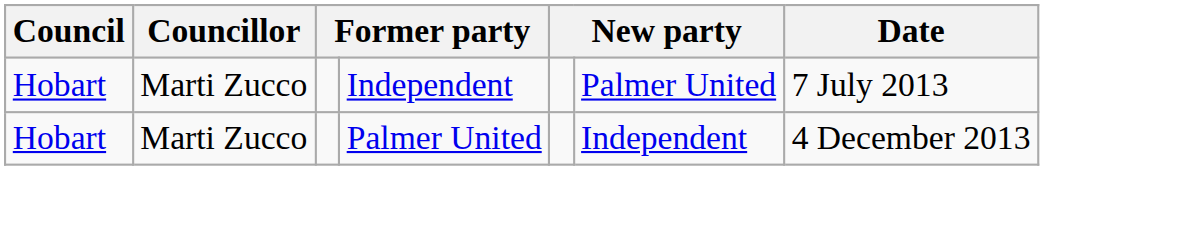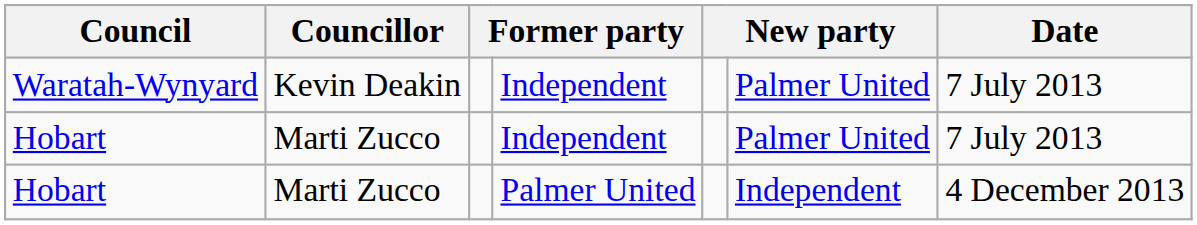+ row: (135, 84)
